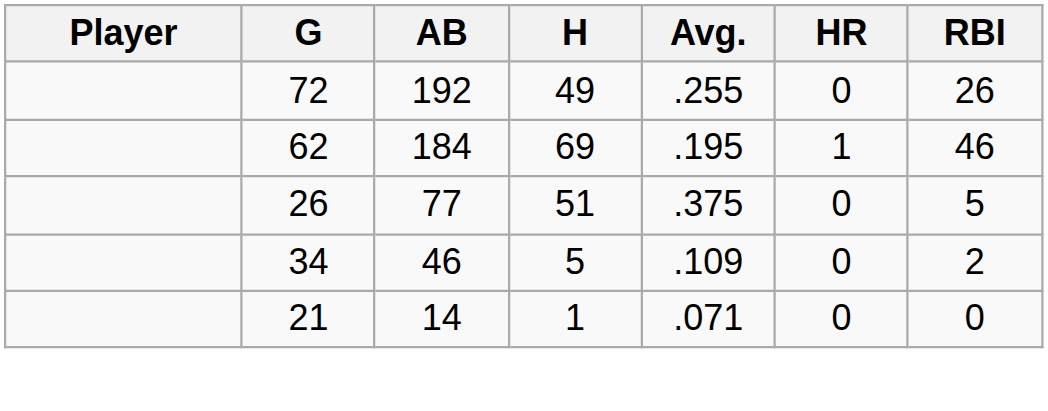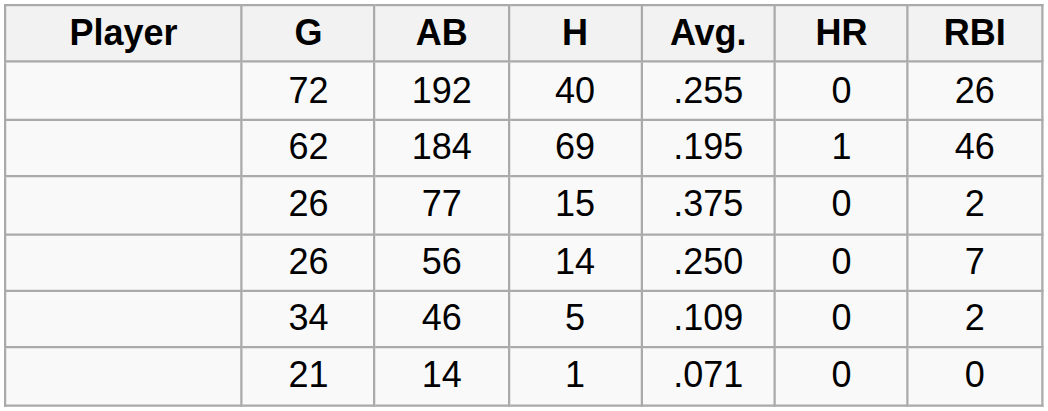(575, 90) 49 -> (575, 90) 40
(575, 204) 51 -> (575, 204) 15
(975, 204) 5 -> (975, 204) 2
+ row: (442, 261)
